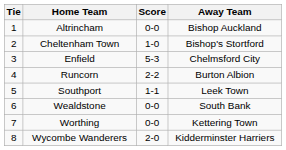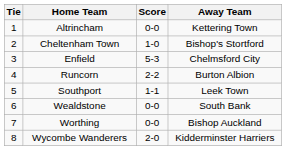(225, 28) Bishop Auckland -> (225, 28) Kettering Town
(225, 122) Kettering Town -> (225, 122) Bishop Auckland
